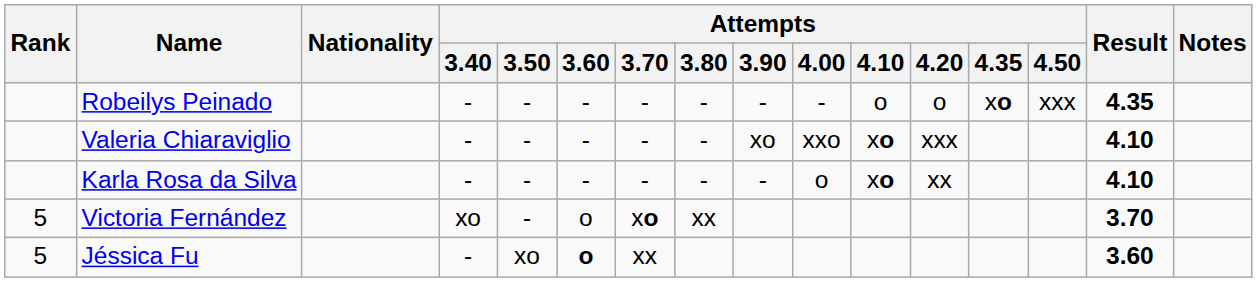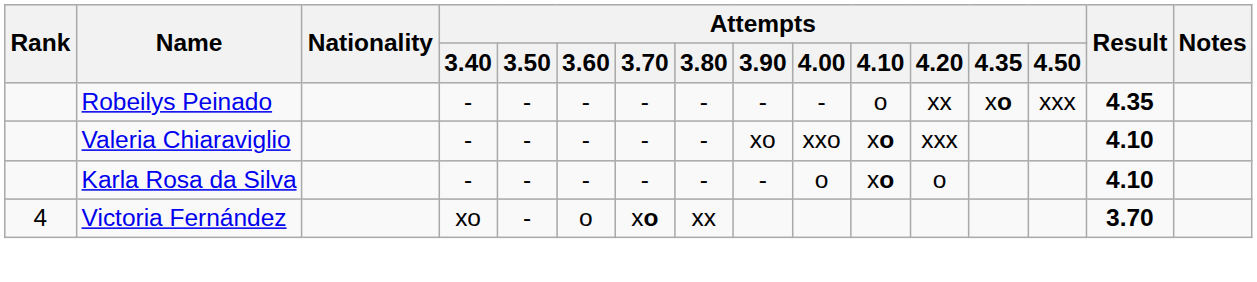(939, 101) o -> (939, 101) xx
(939, 179) xx -> (939, 179) o
(40, 218) 5 -> (40, 218) 4
- row: (140, 256)
